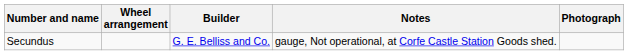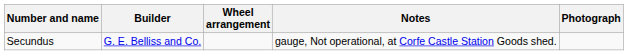columns swapped: (136, 18) <-> (221, 18)
